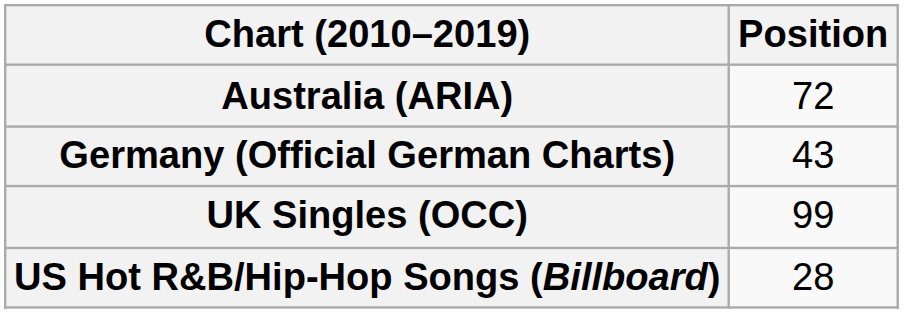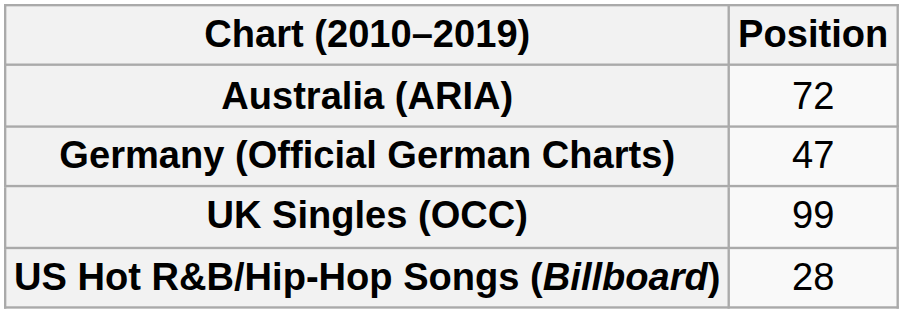(813, 155) 43 -> (813, 155) 47
